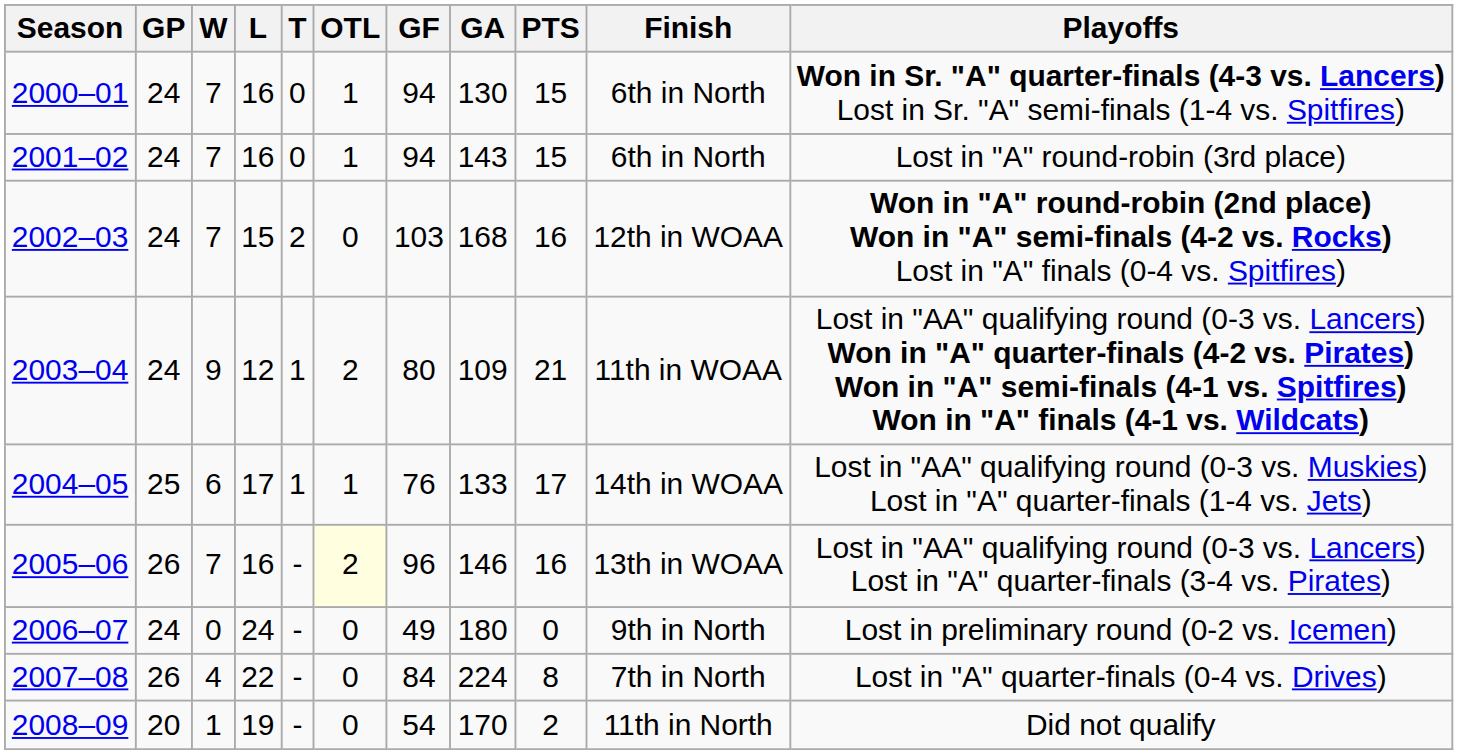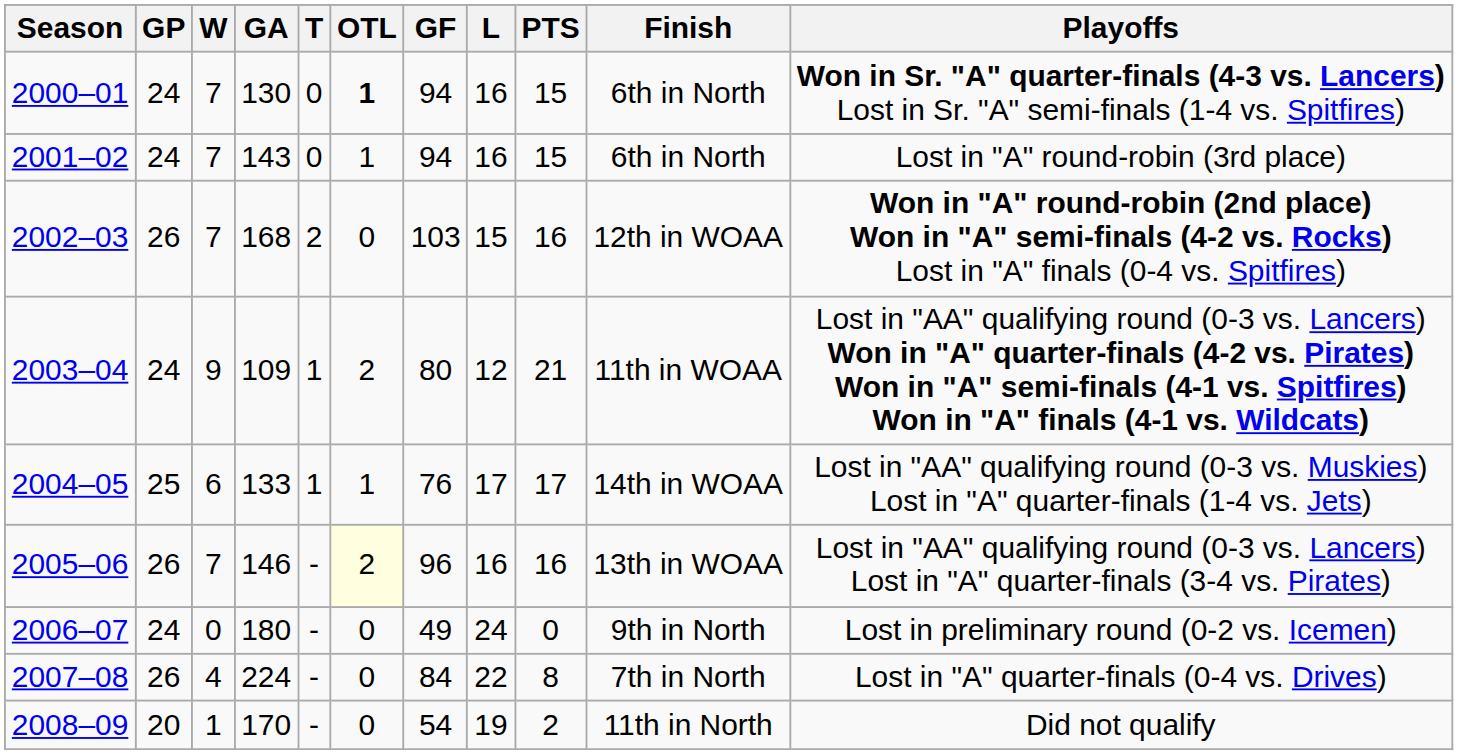columns swapped: (258, 28) <-> (483, 28)
(350, 92) normal -> (367, 92) bold
(164, 237) 24 -> (164, 237) 26
